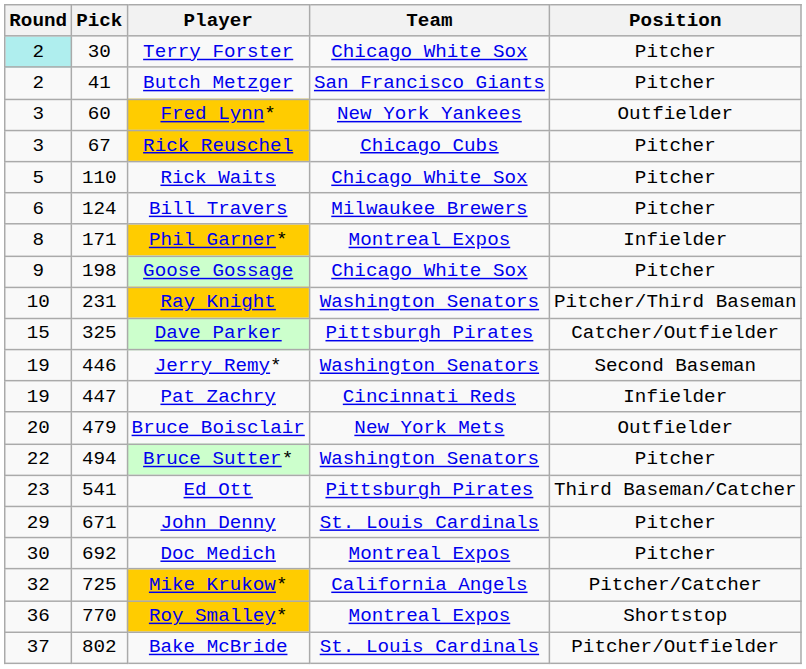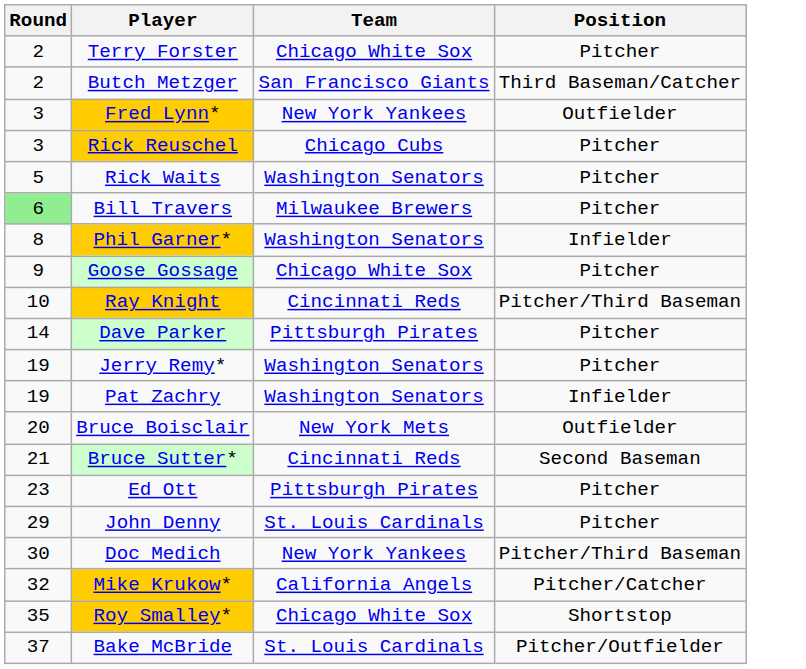- column: (99, 20)
(38, 52) paleturquoise background -> (38, 52) no background
(675, 83) Pitcher -> (620, 83) Third Baseman/Catcher
(429, 177) Chicago White Sox -> (374, 177) Washington Senators
(38, 209) no background -> (38, 209) lightgreen background
(429, 240) Montreal Expos -> (374, 240) Washington Senators
(429, 303) Washington Senators -> (374, 303) Cincinnati Reds
(38, 334) 15 -> (38, 334) 14
(675, 334) Catcher/Outfielder -> (620, 334) Pitcher
(675, 365) Second Baseman -> (620, 365) Pitcher
(429, 397) Cincinnati Reds -> (374, 397) Washington Senators
(38, 459) 22 -> (38, 459) 21
(429, 459) Washington Senators -> (374, 459) Cincinnati Reds
(675, 459) Pitcher -> (620, 459) Second Baseman
(675, 491) Third Baseman/Catcher -> (620, 491) Pitcher
(429, 553) Montreal Expos -> (374, 553) New York Yankees
(675, 553) Pitcher -> (620, 553) Pitcher/Third Baseman
(38, 616) 36 -> (38, 616) 35
(429, 616) Montreal Expos -> (374, 616) Chicago White Sox
